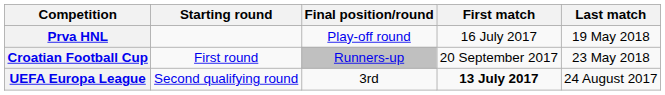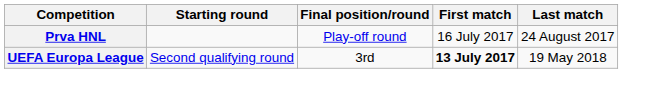(611, 36) 19 May 2018 -> (568, 36) 24 August 2017
- row: (78, 57)
(611, 79) 24 August 2017 -> (568, 57) 19 May 2018
